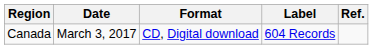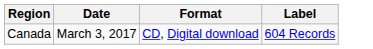- column: (353, 14)
